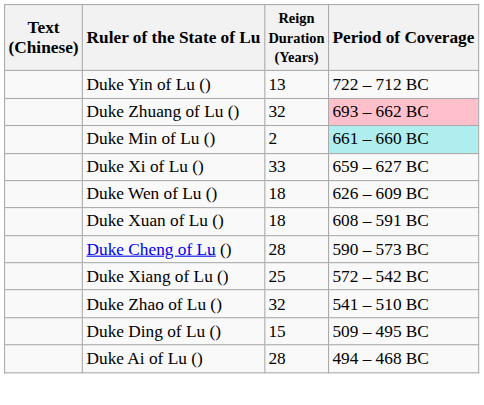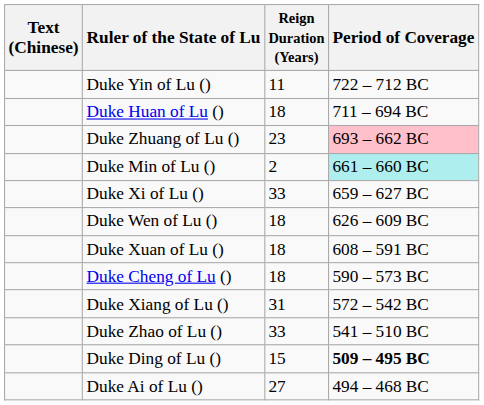(277, 84) 13 -> (277, 84) 11
+ row: (155, 111)
(277, 111) 32 -> (277, 139) 23
(277, 248) 28 -> (277, 276) 18
(277, 276) 25 -> (277, 303) 31
(277, 303) 32 -> (277, 331) 33
(381, 331) normal -> (381, 358) bold
(277, 358) 28 -> (277, 385) 27
